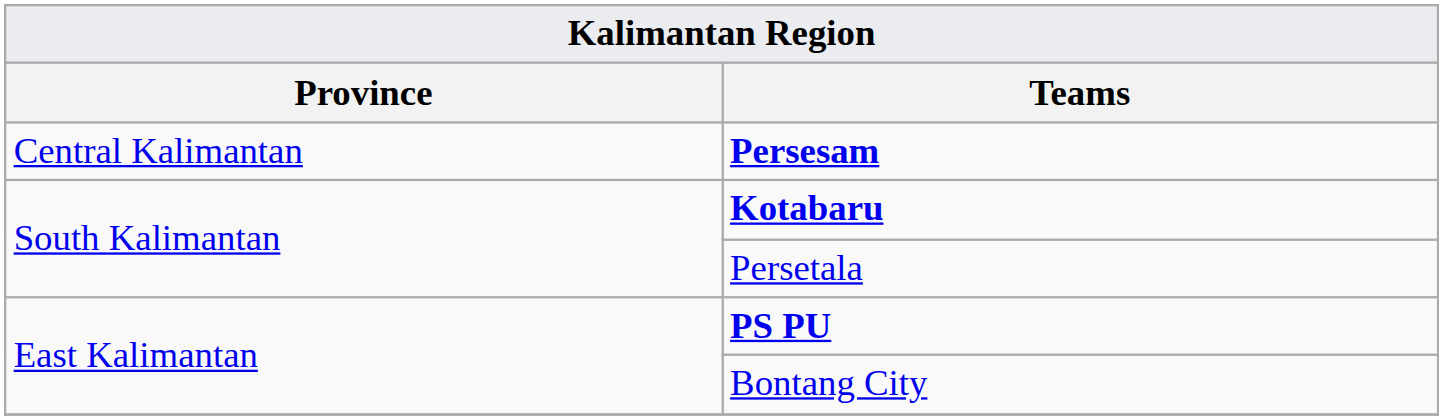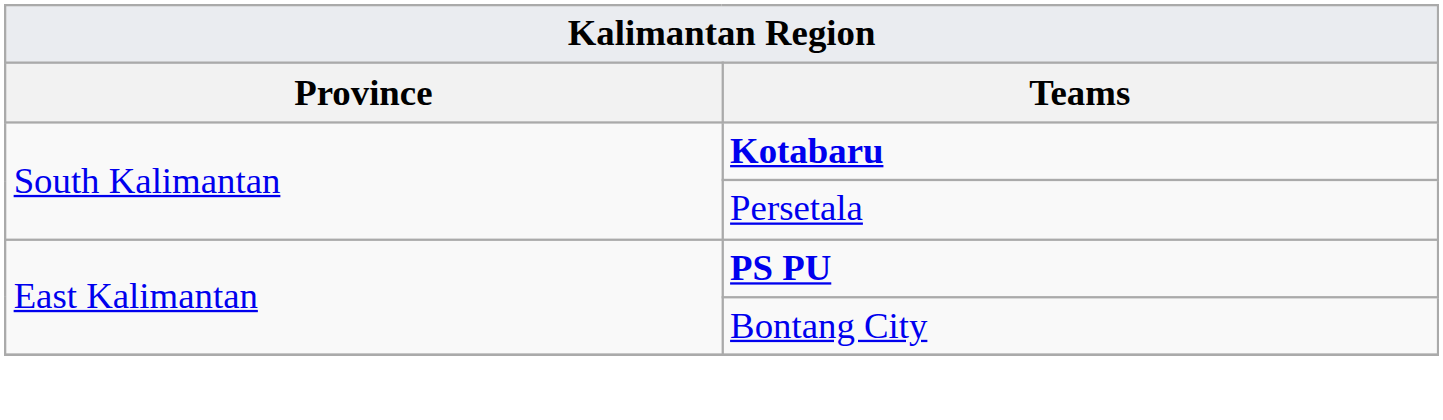- row: (805, 150)
